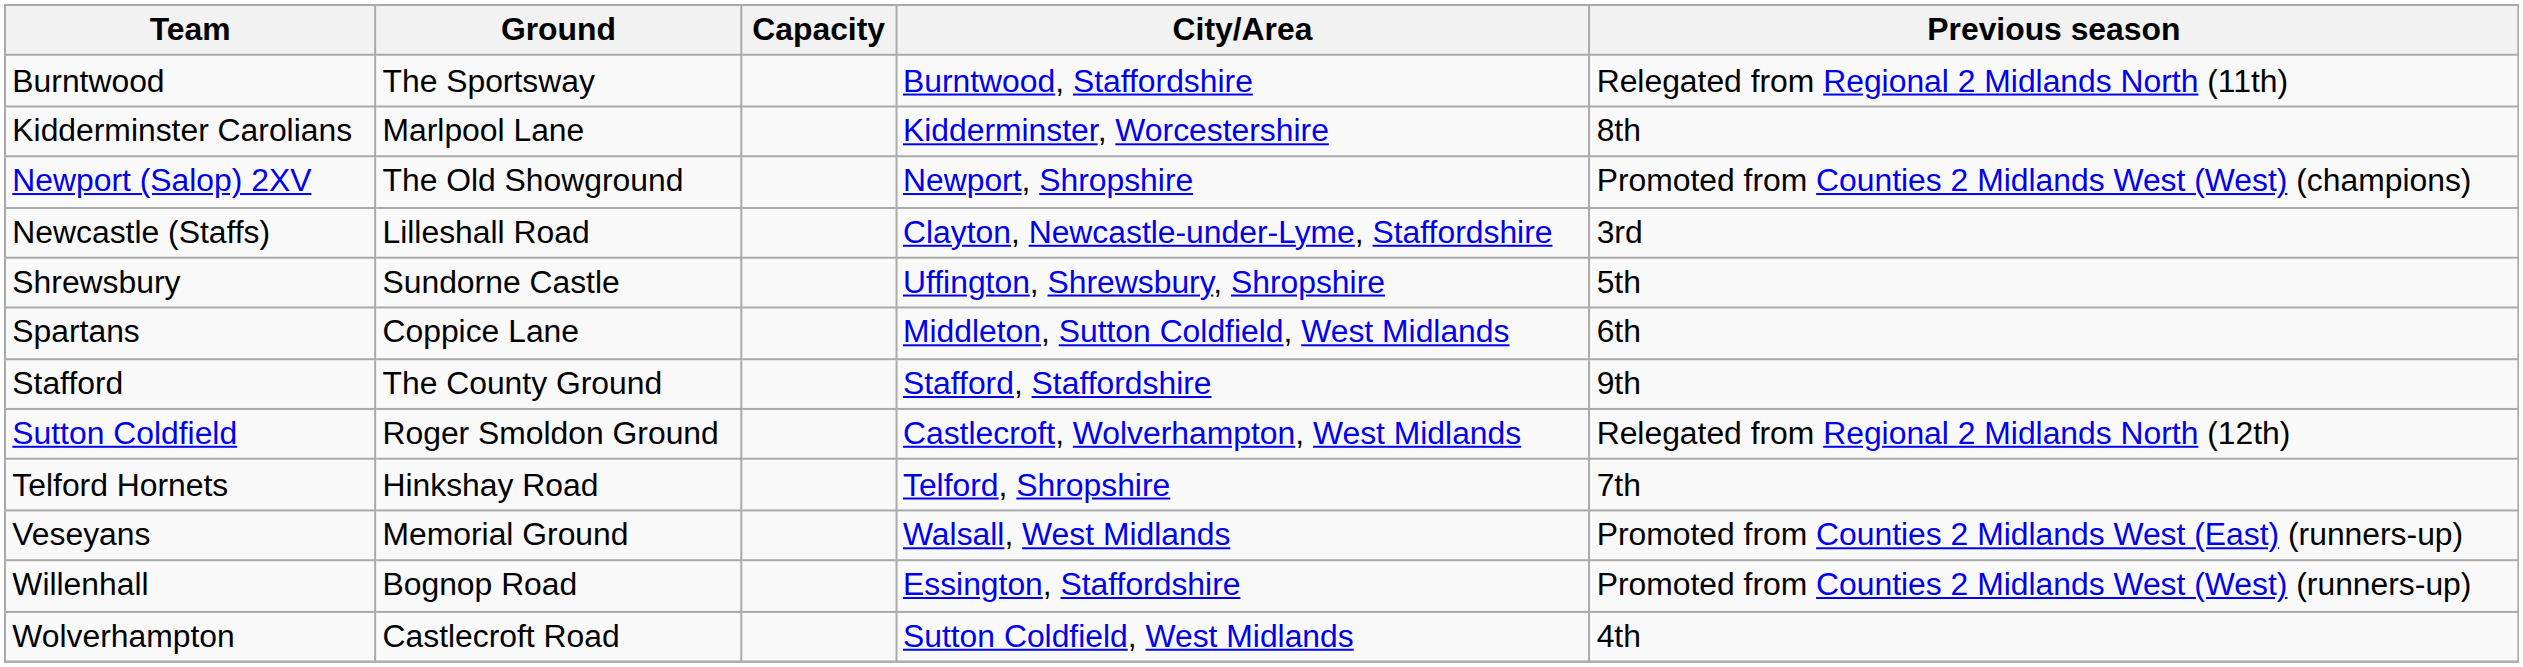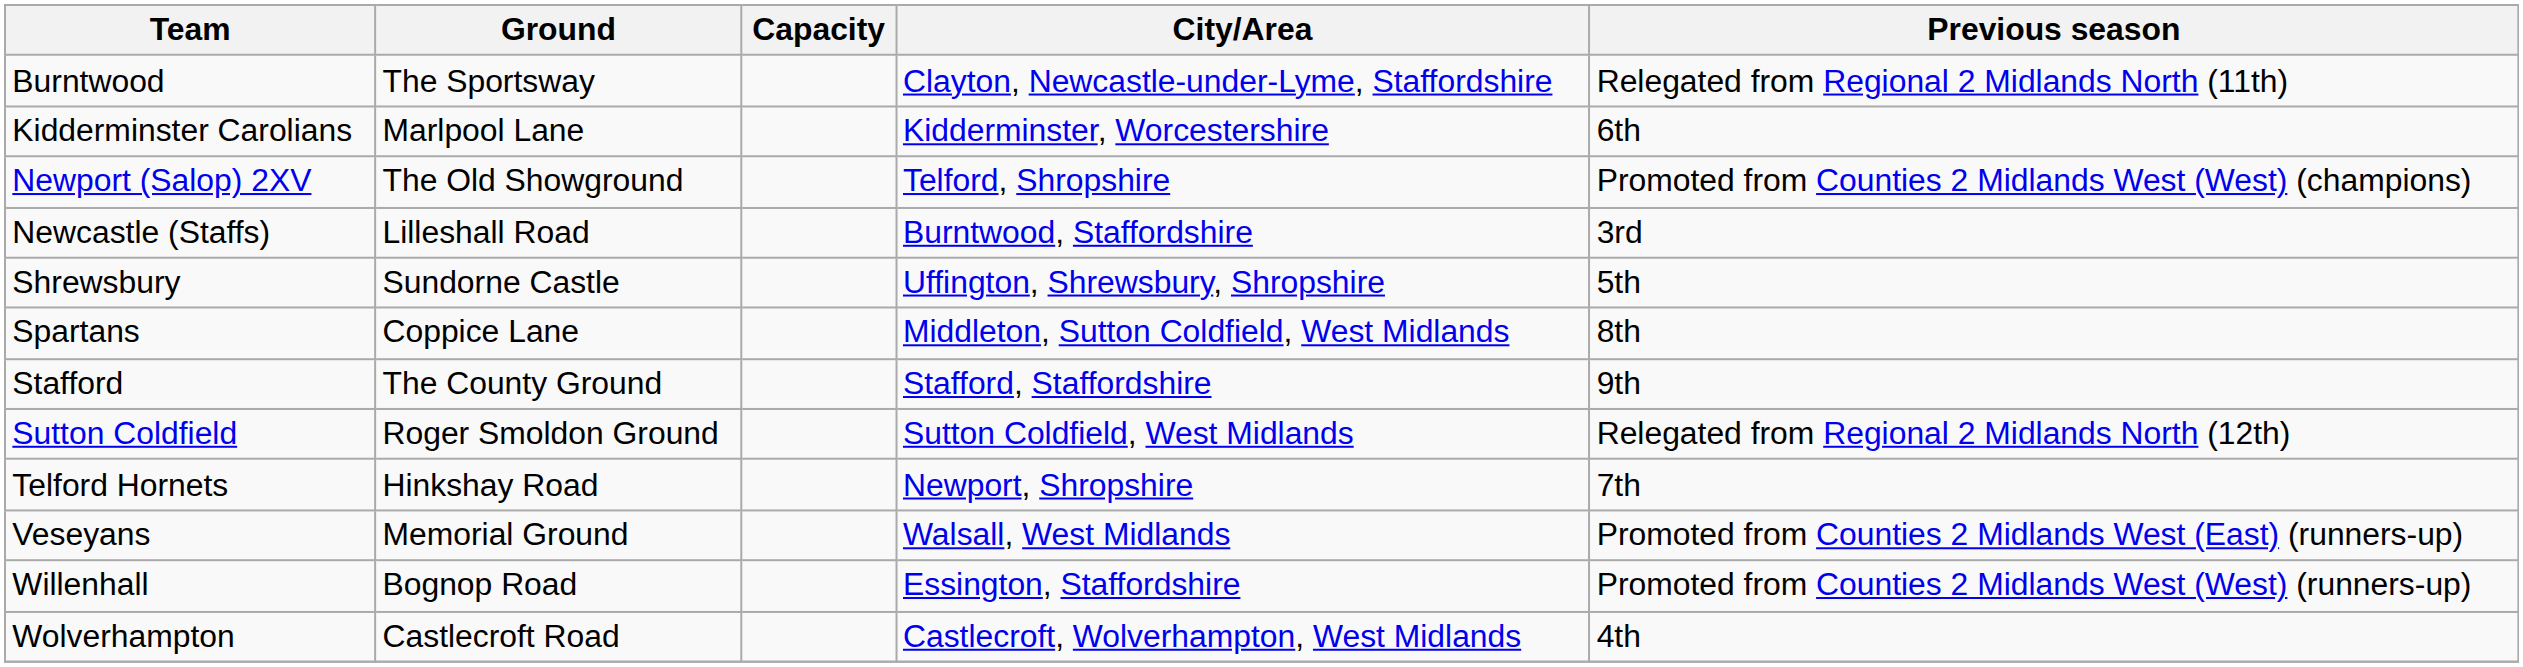(1078, 80) Burntwood, Staffordshire -> (1228, 80) Clayton, Newcastle-under-Lyme, Staffordshire
(1619, 130) 8th -> (1619, 130) 6th
(1048, 181) Newport, Shropshire -> (1037, 181) Telford, Shropshire
(1228, 231) Clayton, Newcastle-under-Lyme, Staffordshire -> (1078, 231) Burntwood, Staffordshire
(1619, 332) 6th -> (1619, 332) 8th
(1212, 433) Castlecroft, Wolverhampton, West Midlands -> (1128, 433) Sutton Coldfield, West Midlands
(1037, 484) Telford, Shropshire -> (1048, 484) Newport, Shropshire
(1128, 635) Sutton Coldfield, West Midlands -> (1212, 635) Castlecroft, Wolverhampton, West Midlands
